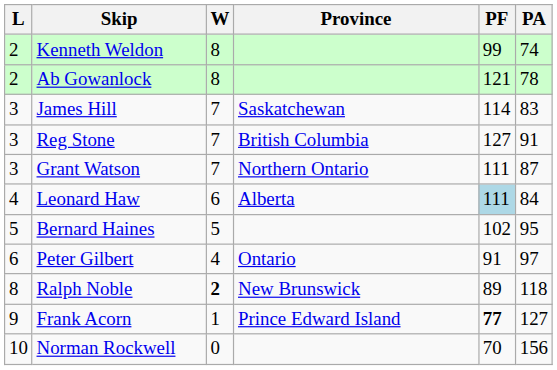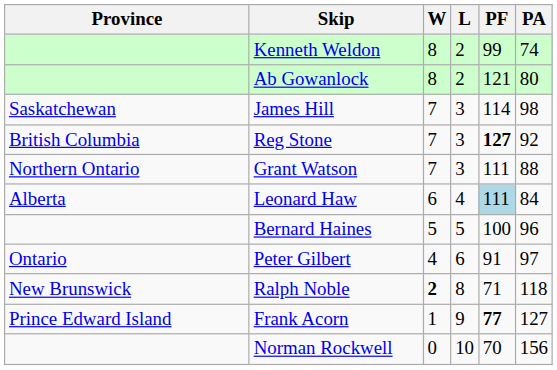columns swapped: (356, 19) <-> (18, 19)
(529, 79) 78 -> (529, 79) 80
(529, 109) 83 -> (529, 109) 98
(497, 139) normal -> (497, 139) bold
(529, 139) 91 -> (529, 139) 92
(529, 169) 87 -> (529, 169) 88
(497, 229) 102 -> (497, 229) 100
(529, 229) 95 -> (529, 229) 96
(492, 288) 89 -> (492, 288) 71
